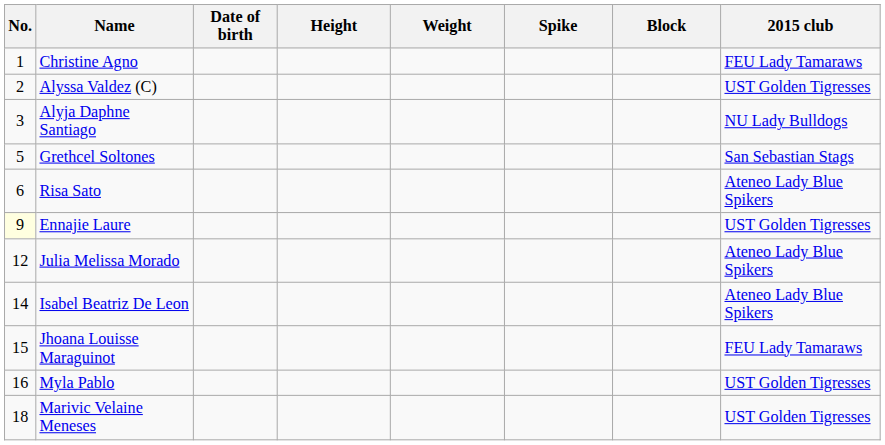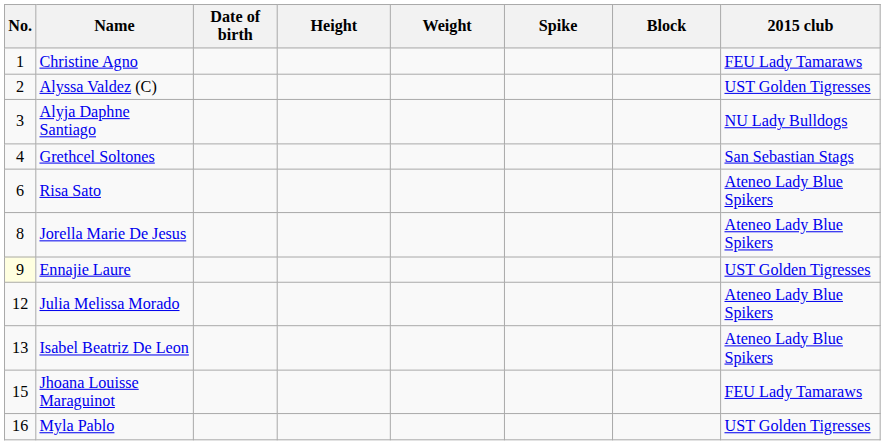(20, 156) 5 -> (20, 156) 4
+ row: (113, 234)
(20, 304) 14 -> (20, 347) 13
- row: (91, 417)
